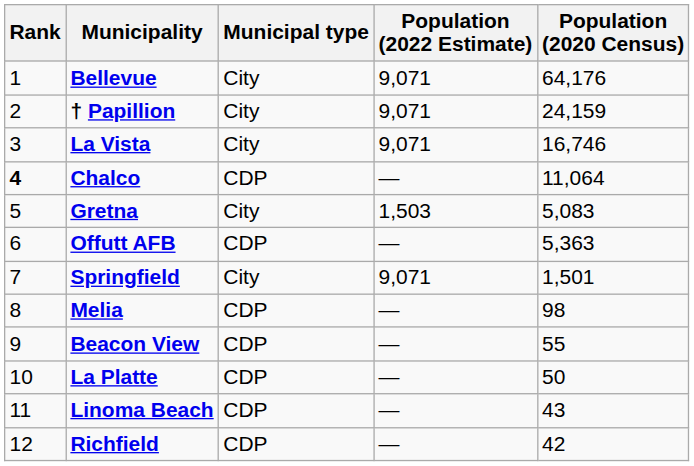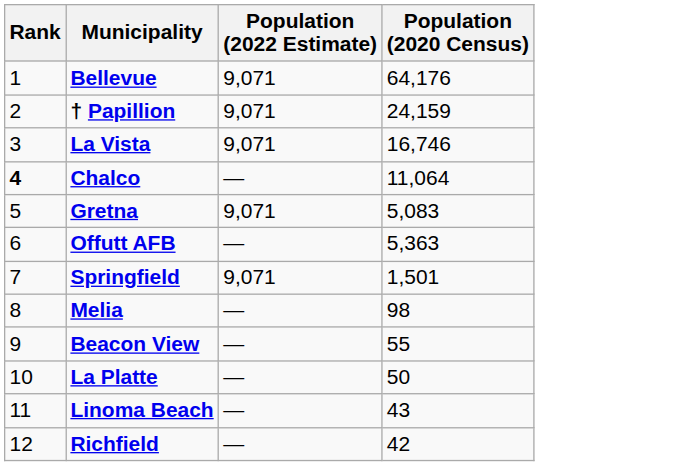- column: (296, 32)
(405, 210) 1,503 -> (250, 210) 9,071
